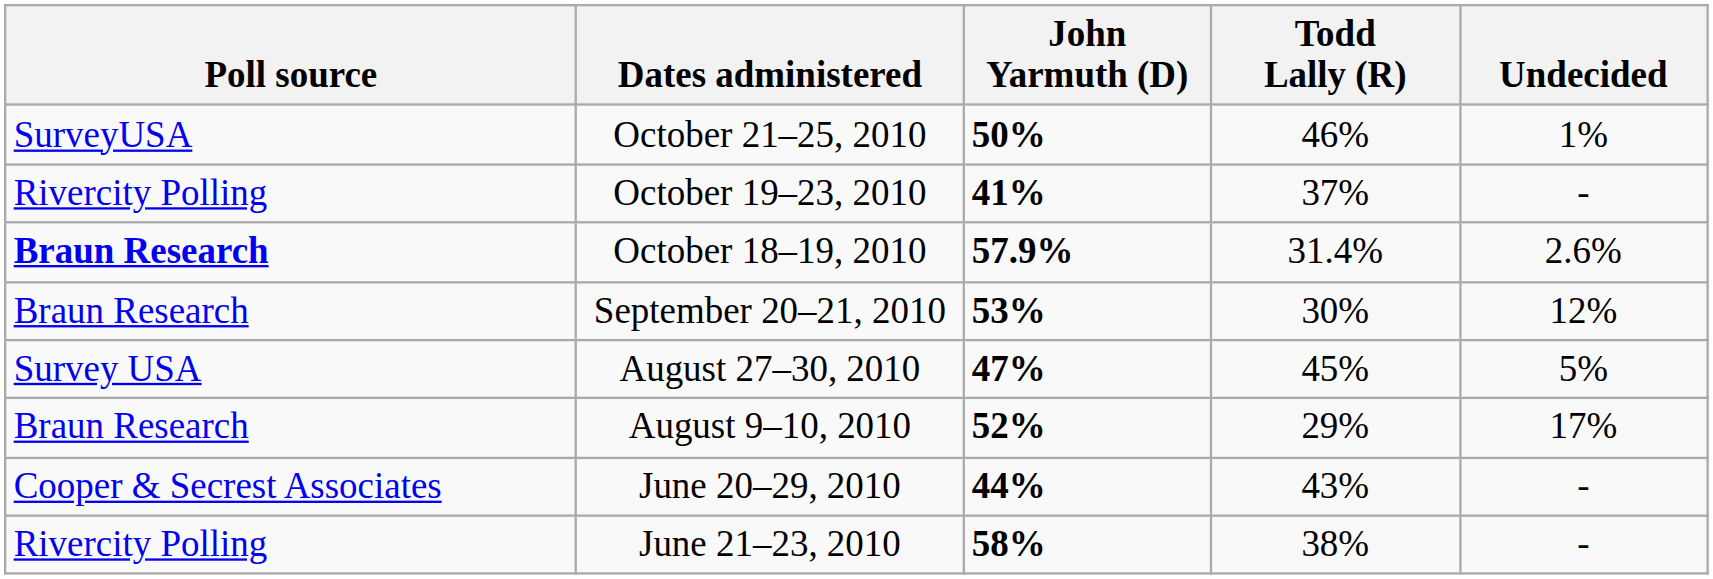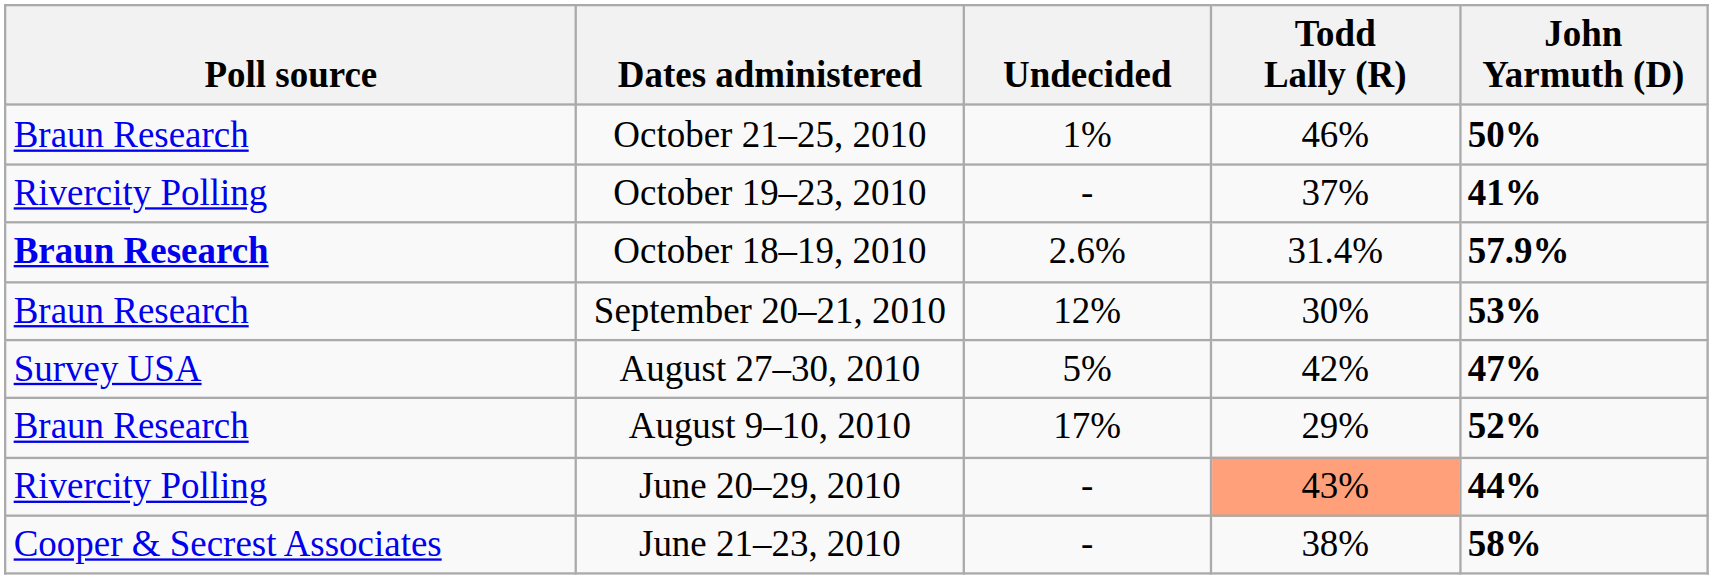columns swapped: (1087, 54) <-> (1583, 75)
(103, 134) SurveyUSA -> (131, 134) Braun Research
(1335, 368) 45% -> (1335, 368) 42%
(228, 485) Cooper & Secrest Associates -> (140, 485) Rivercity Polling
(1335, 485) no background -> (1335, 485) lightsalmon background
(140, 544) Rivercity Polling -> (228, 544) Cooper & Secrest Associates
